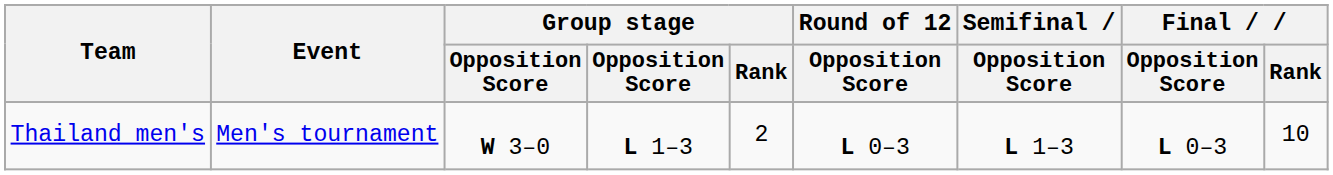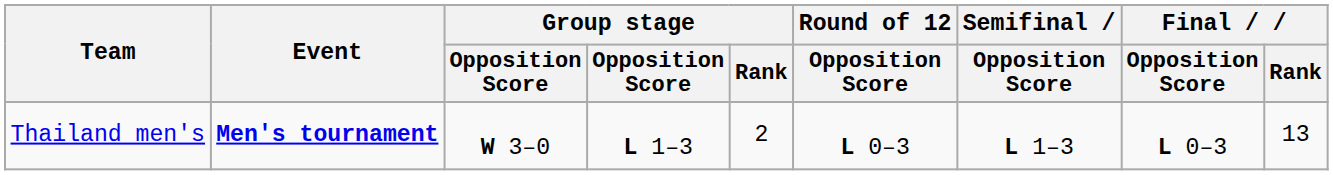(327, 135) normal -> (327, 135) bold
(1296, 135) 10 -> (1296, 135) 13
